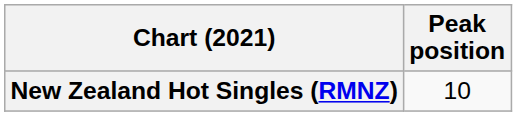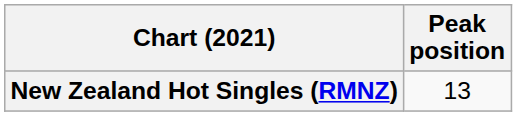(457, 90) 10 -> (457, 90) 13
